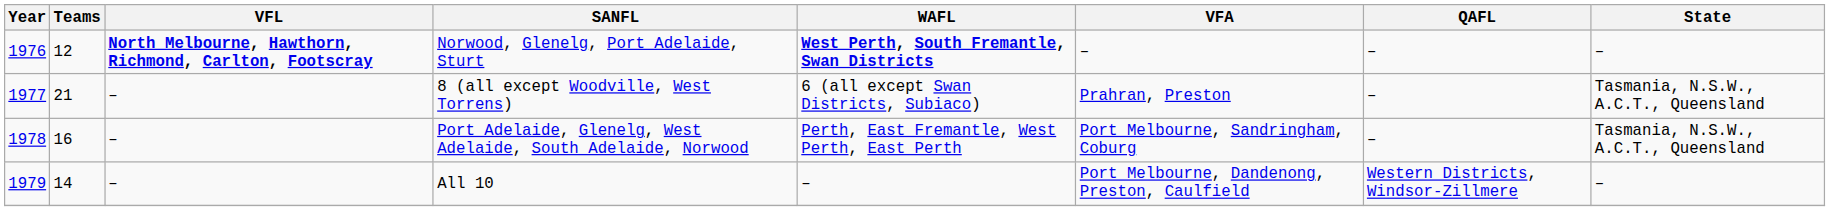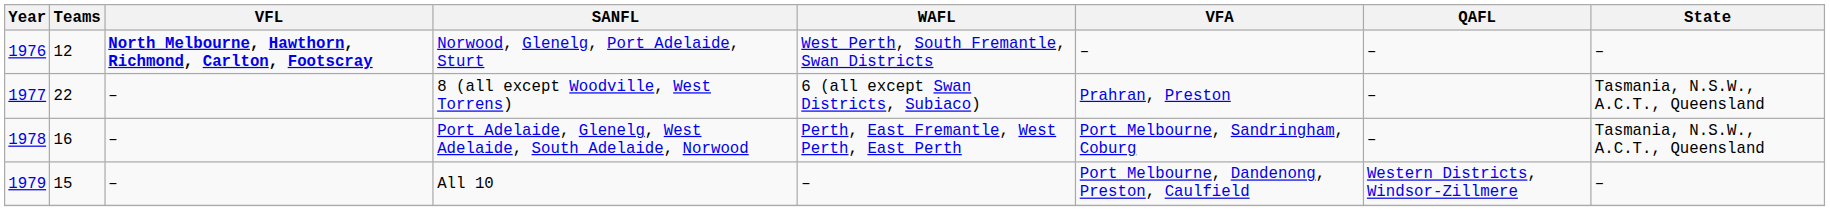(933, 52) bold -> (933, 52) normal
(63, 96) 21 -> (63, 96) 22
(63, 183) 14 -> (63, 183) 15
